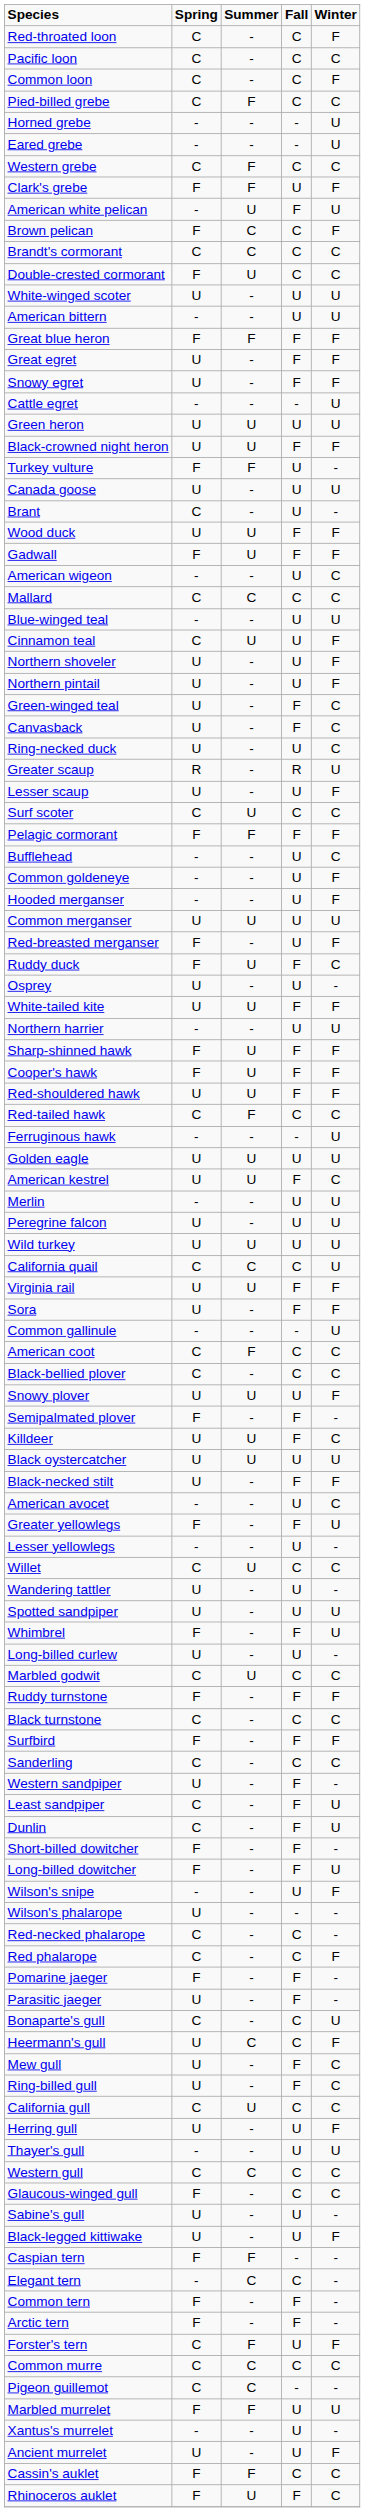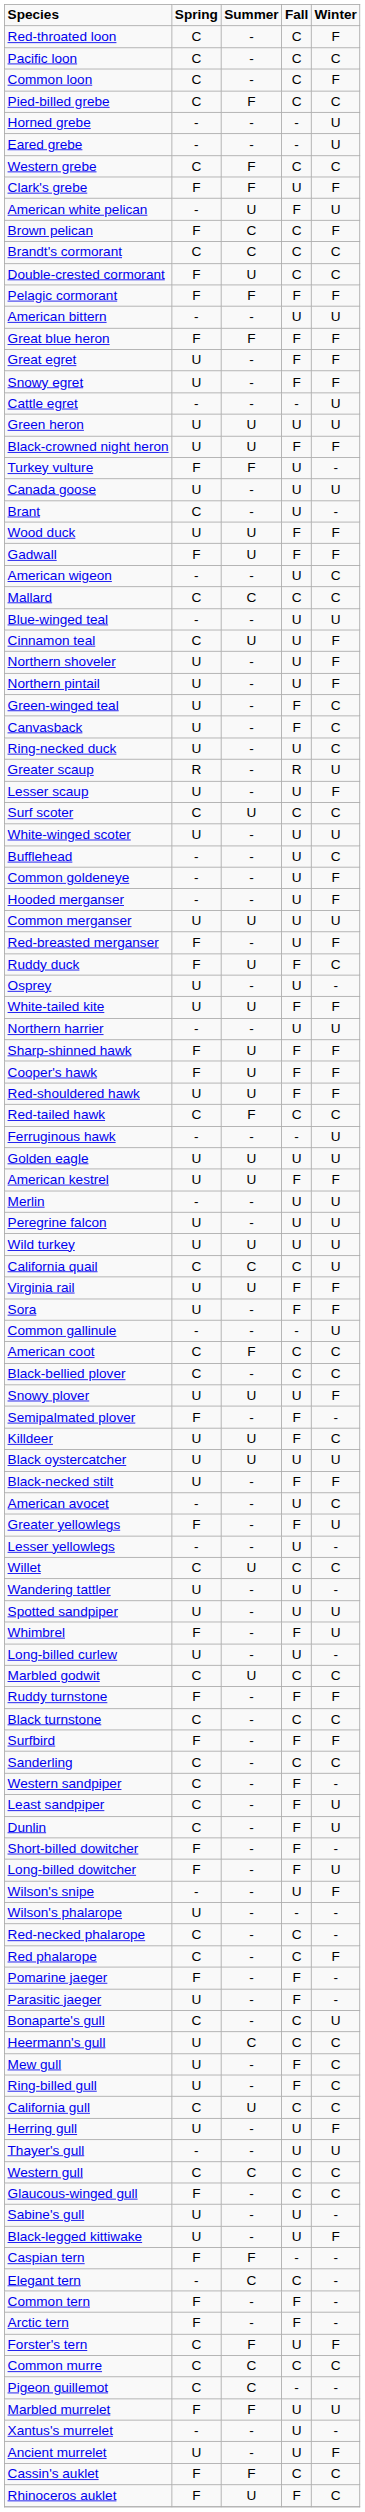rows swapped: (62, 834) <-> (69, 295)
(336, 1179) C -> (336, 1179) F
(196, 1783) U -> (196, 1783) C
(336, 2042) F -> (336, 2042) C
